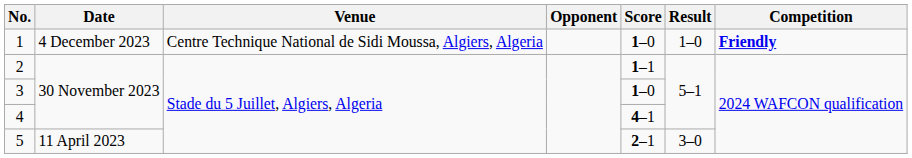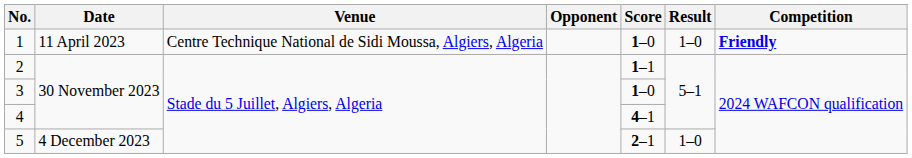(94, 41) 4 December 2023 -> (82, 41) 11 April 2023
(82, 141) 11 April 2023 -> (94, 141) 4 December 2023
(690, 141) 3–0 -> (690, 141) 1–0
